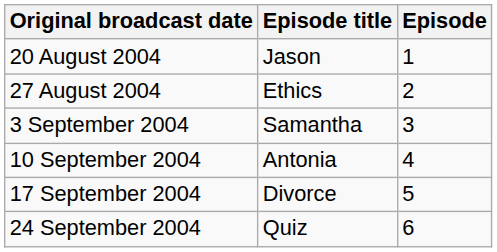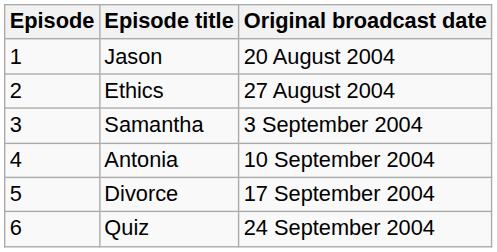columns swapped: (445, 21) <-> (131, 21)
